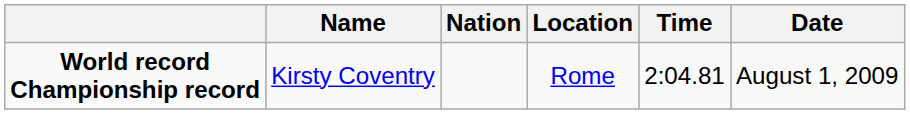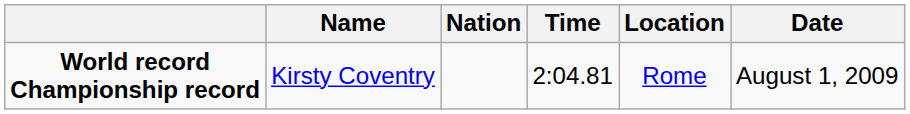columns swapped: (684, 23) <-> (583, 23)
